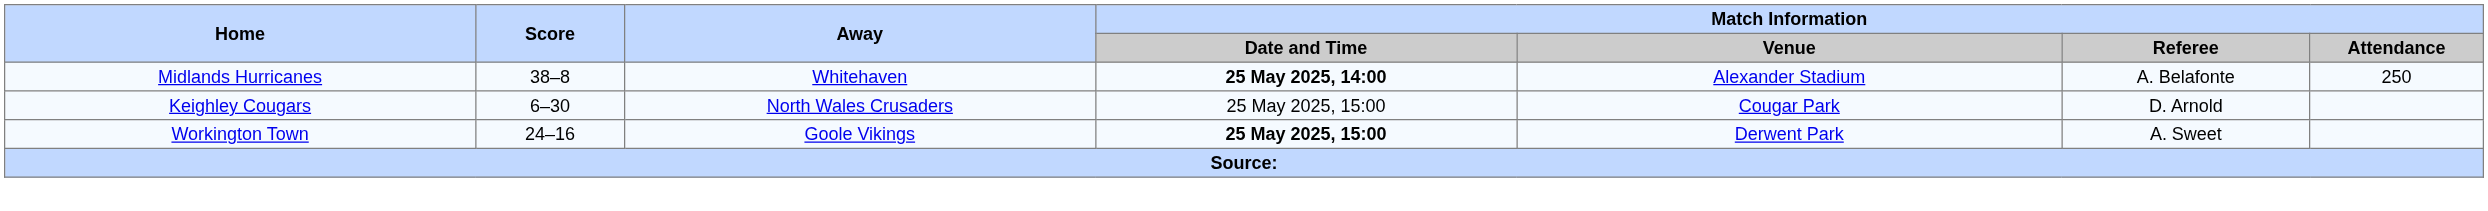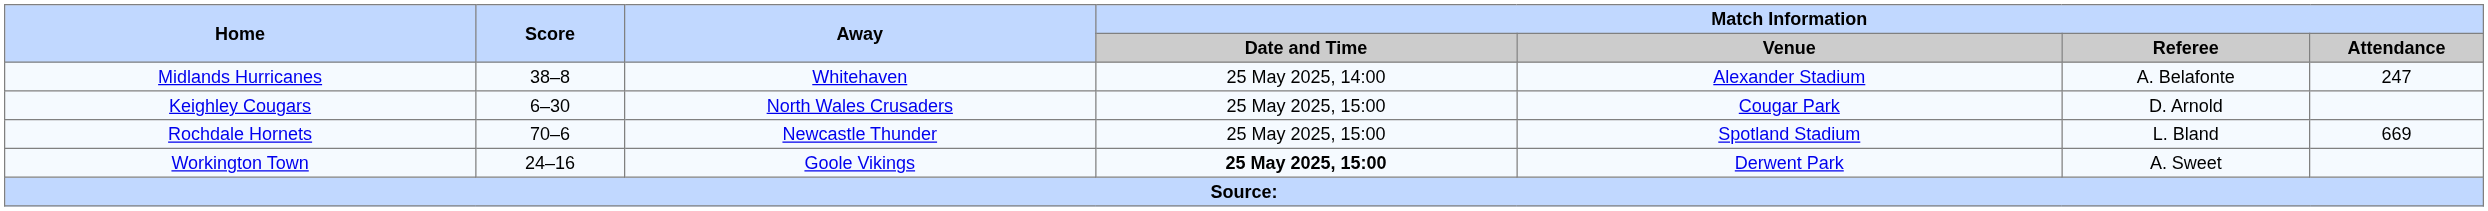(1306, 76) bold -> (1306, 76) normal
(2397, 76) 250 -> (2397, 76) 247
+ row: (240, 134)
